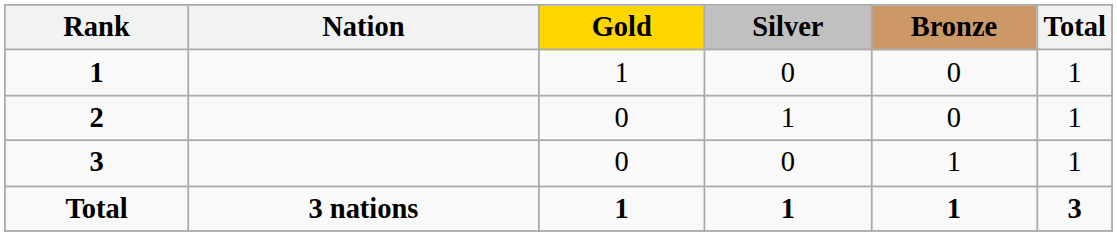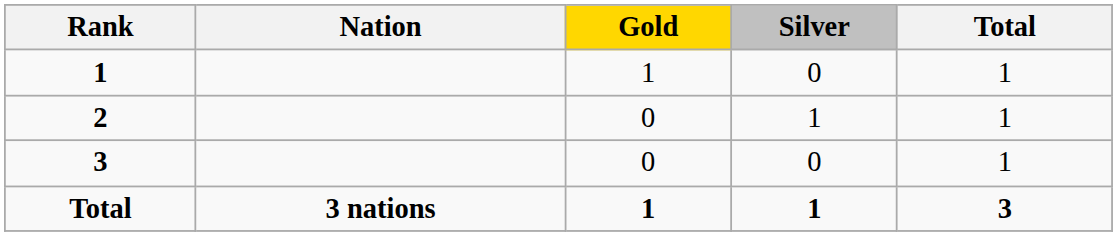- column: (954, 27)
